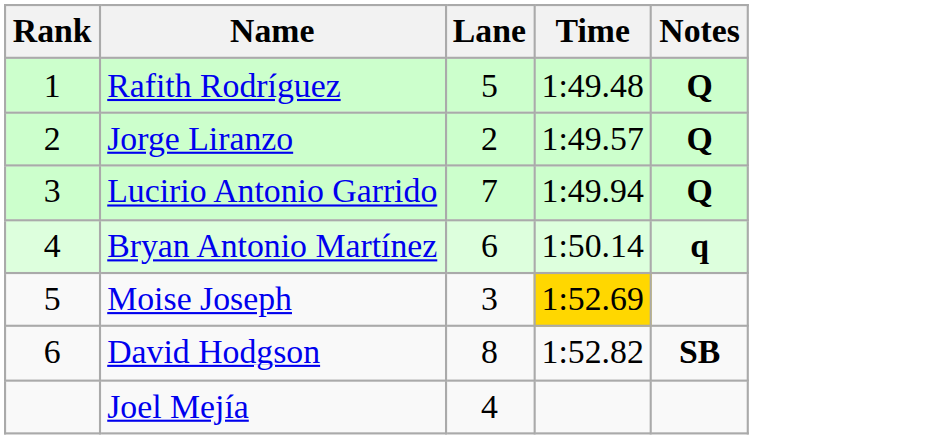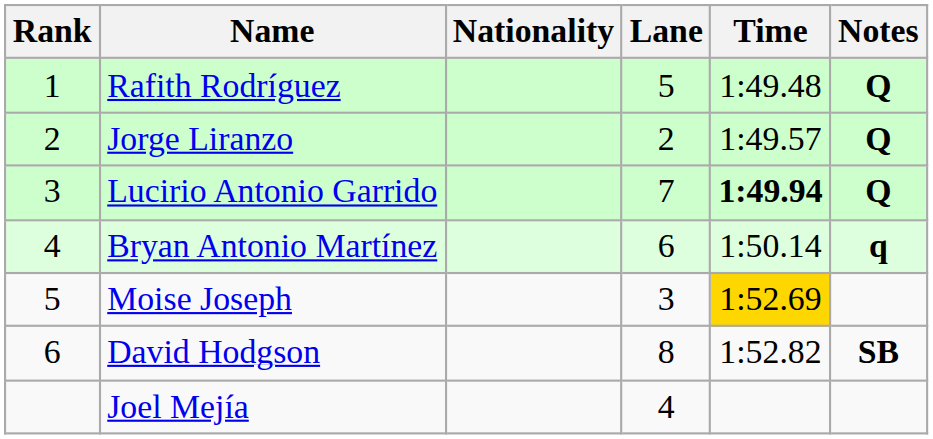+ column: (533, 31)
(593, 191) normal -> (770, 191) bold
